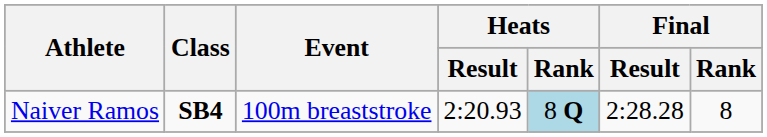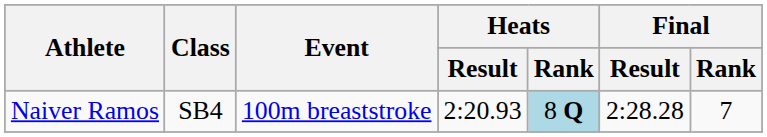(200, 111) bold -> (200, 111) normal
(726, 111) 8 -> (726, 111) 7
